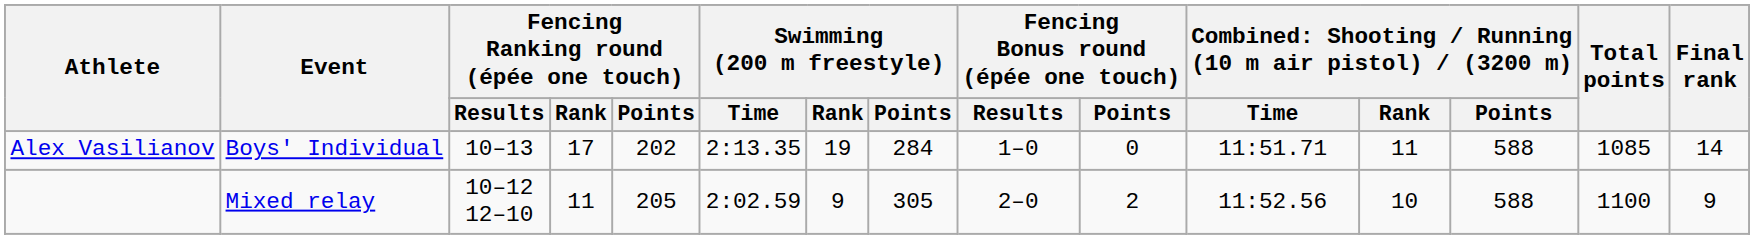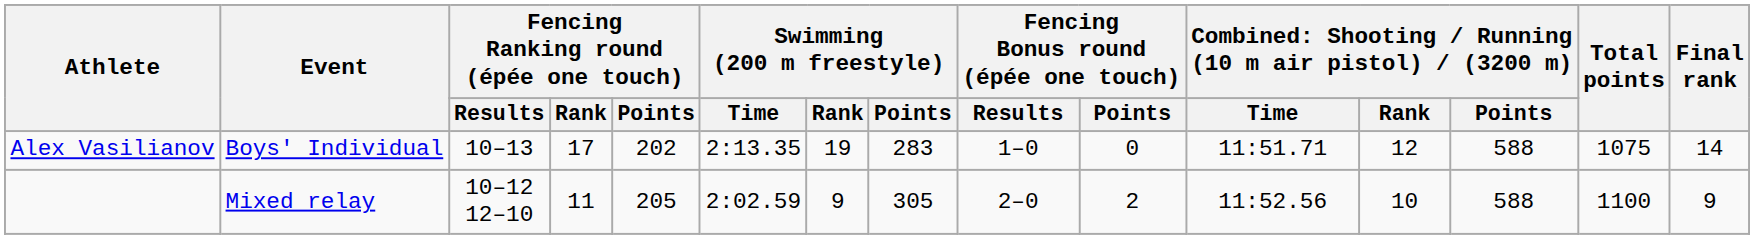(913, 150) 284 -> (913, 150) 283
(1405, 150) 11 -> (1405, 150) 12
(1624, 150) 1085 -> (1624, 150) 1075
